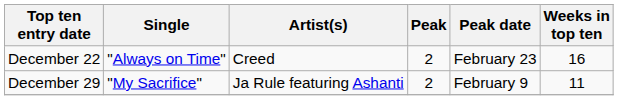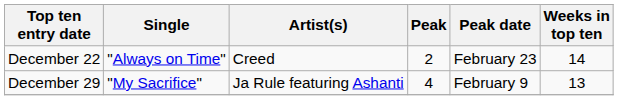(577, 58) 16 -> (577, 58) 14
(429, 82) 2 -> (429, 82) 4
(577, 82) 11 -> (577, 82) 13
